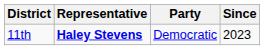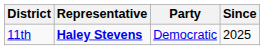(237, 34) 2023 -> (237, 34) 2025
